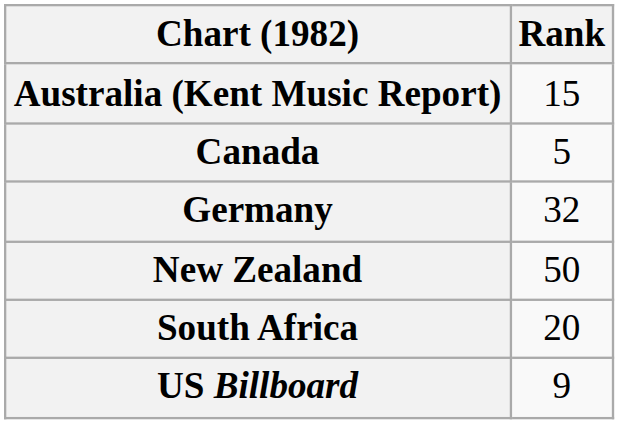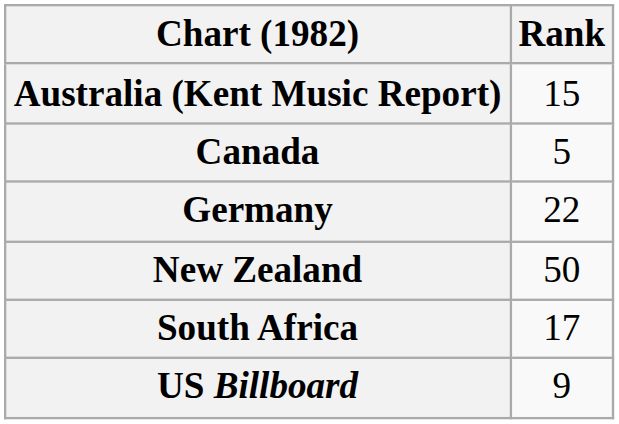(562, 210) 32 -> (562, 210) 22
(562, 328) 20 -> (562, 328) 17
